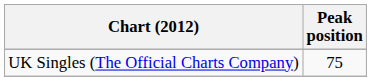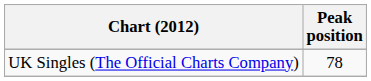(335, 62) 75 -> (335, 62) 78
